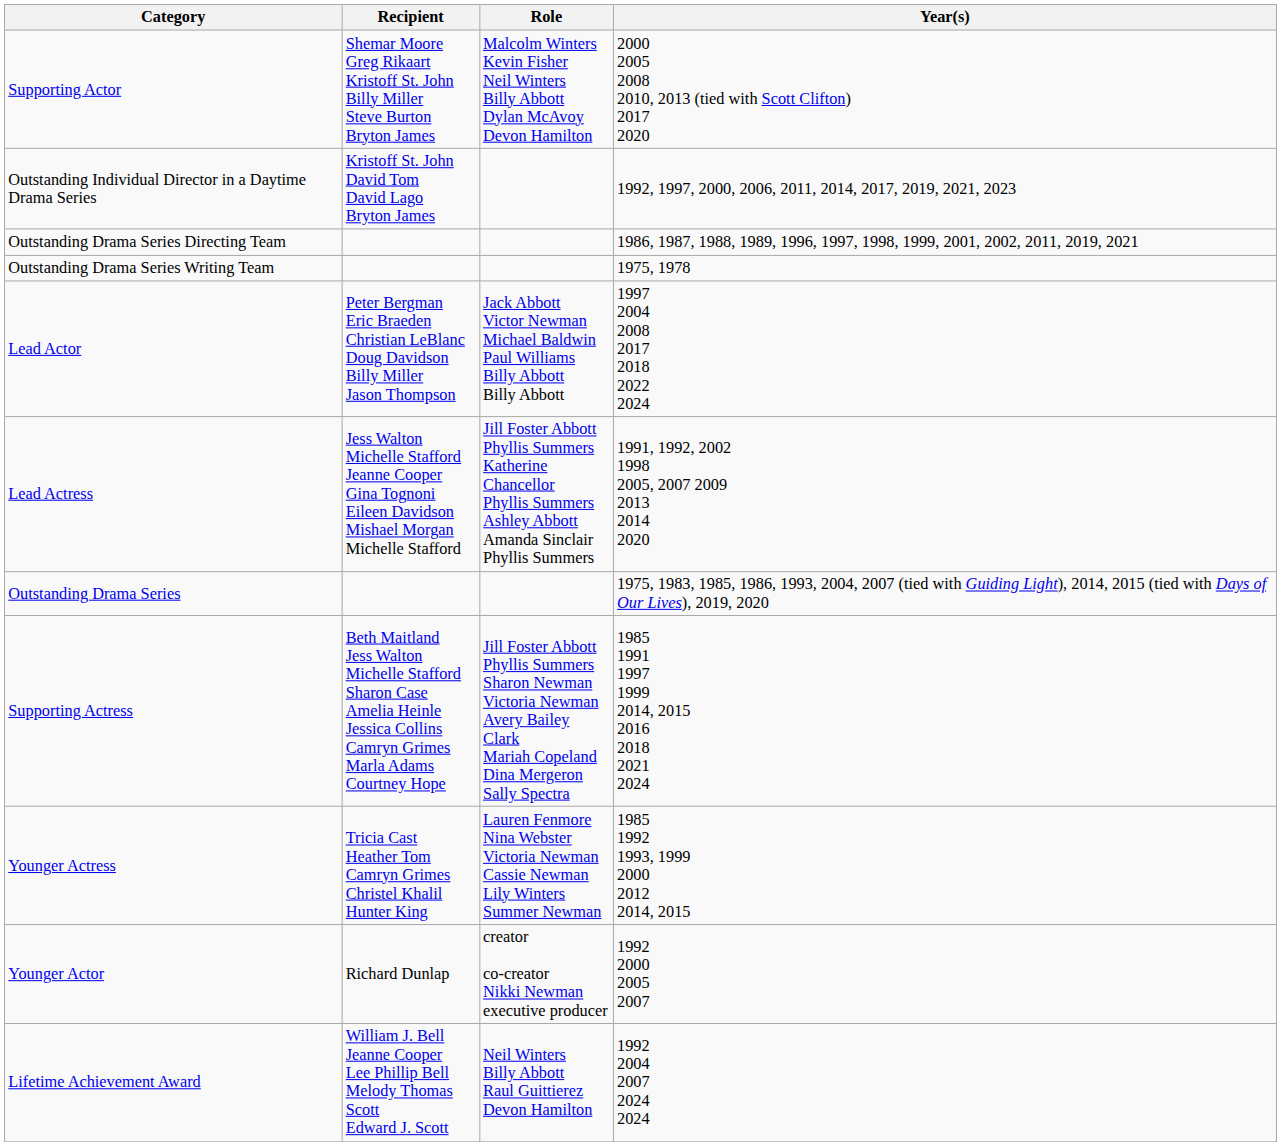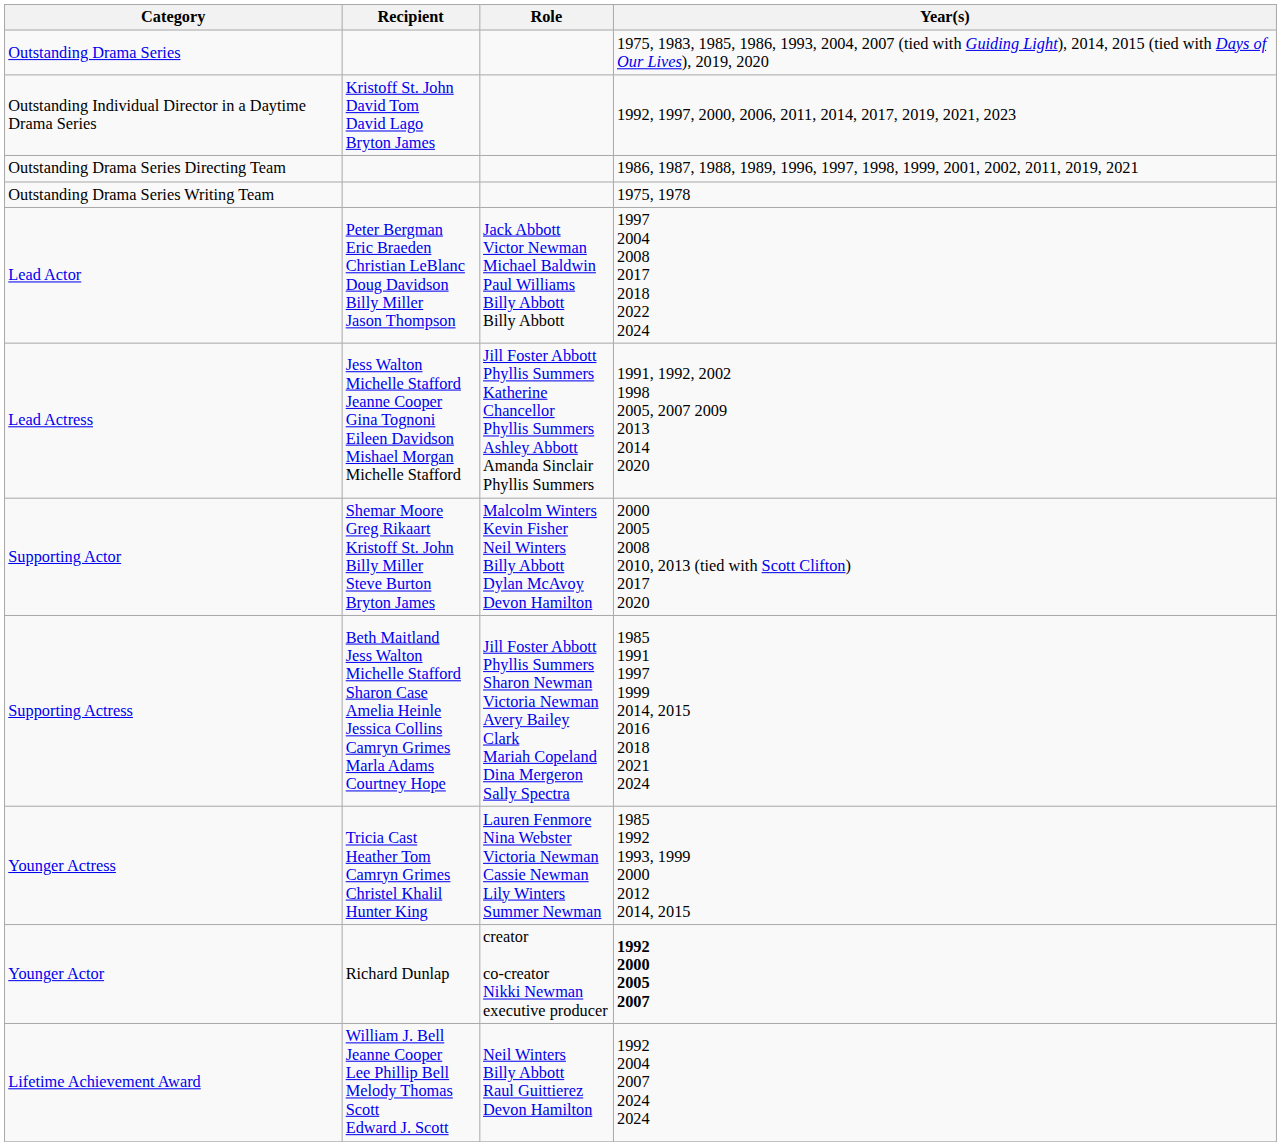rows swapped: (94, 593) <-> (65, 89)
(633, 973) normal -> (633, 973) bold
